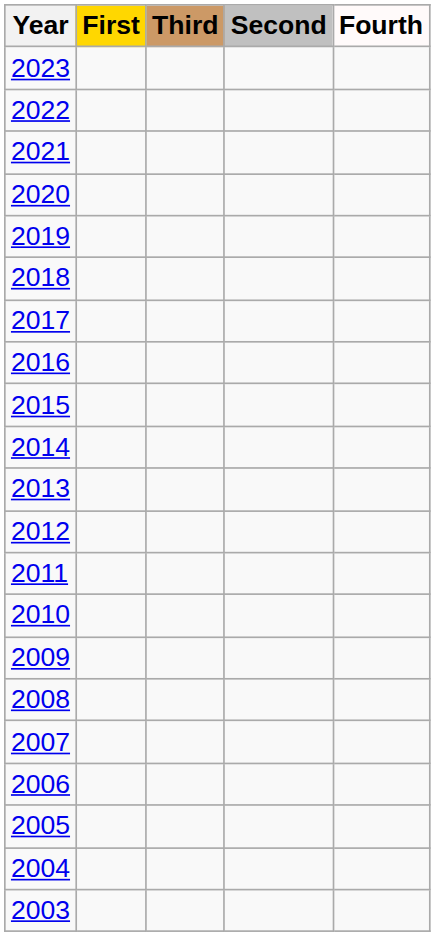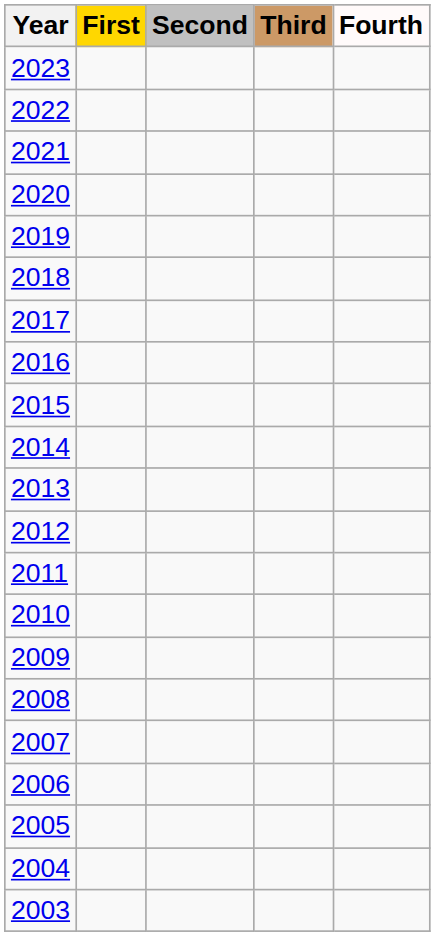columns swapped: (279, 25) <-> (185, 25)
